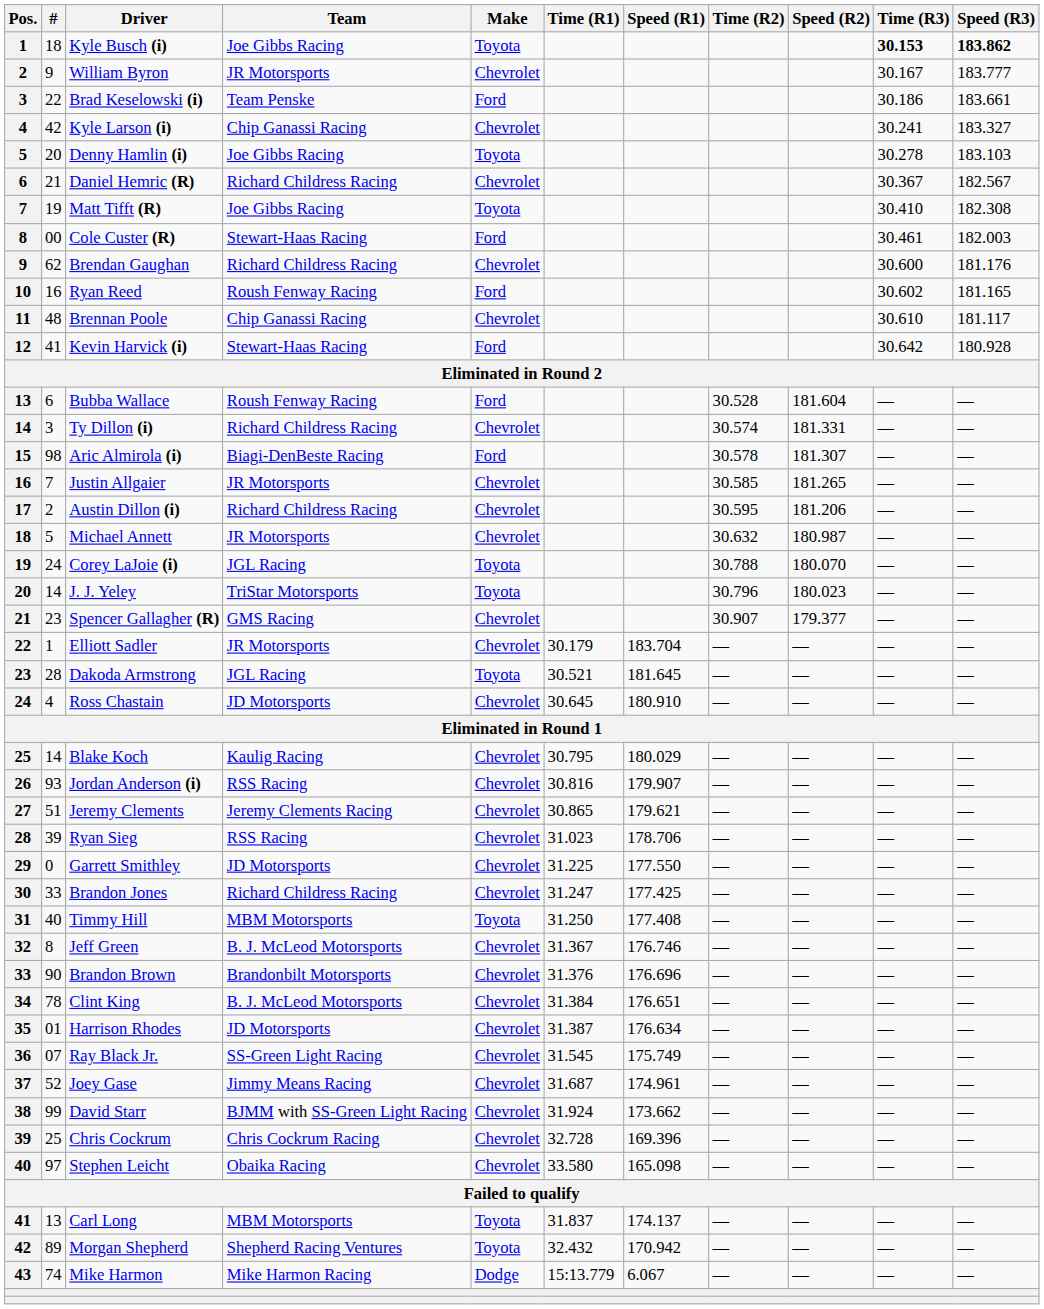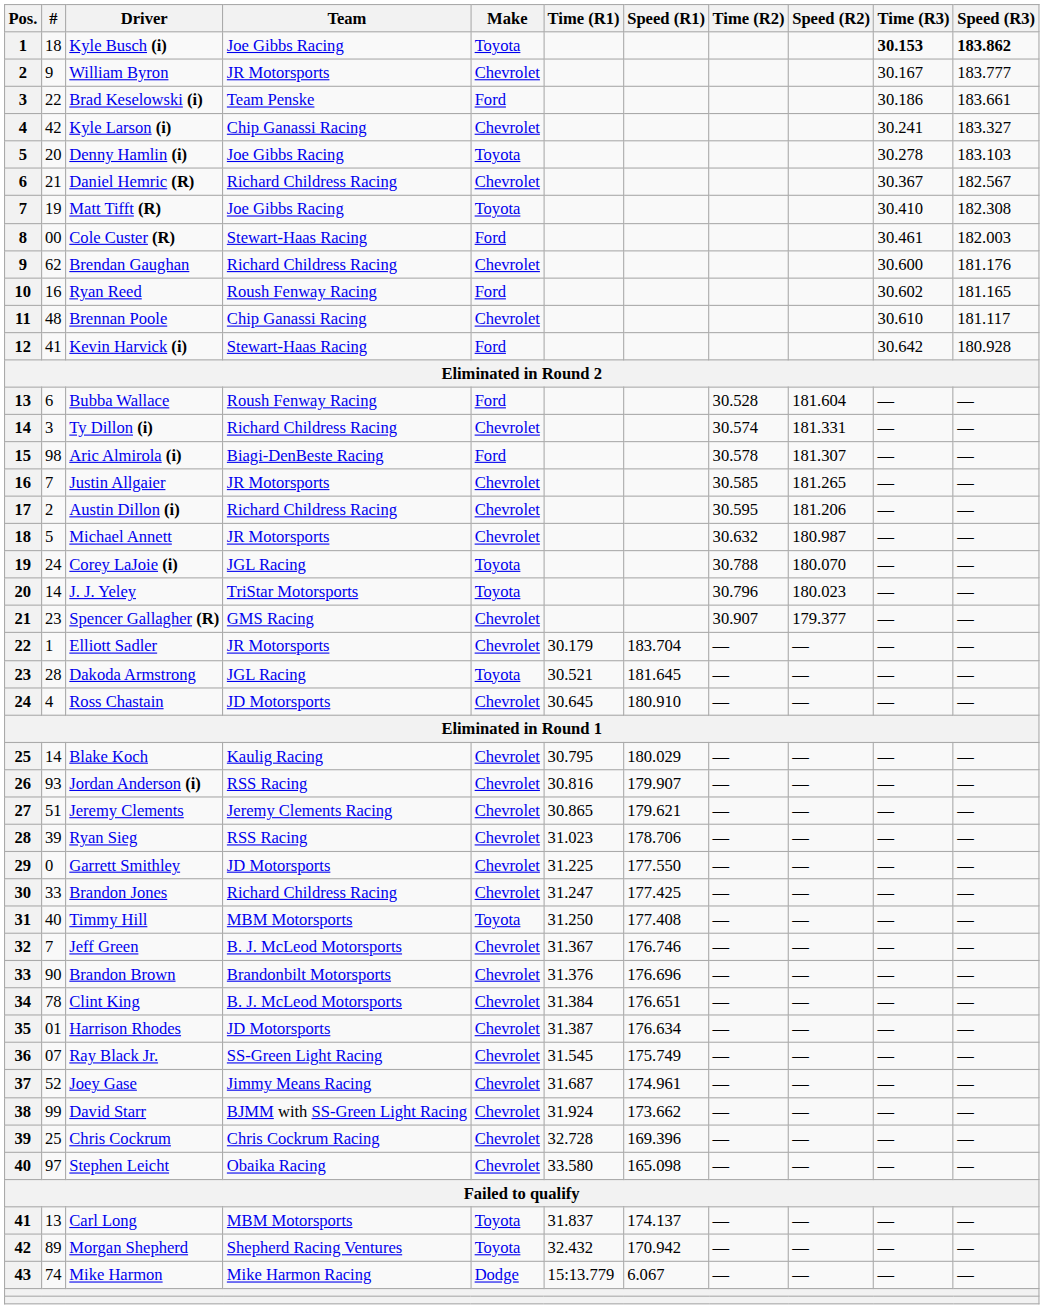(49, 947) 8 -> (49, 947) 7
